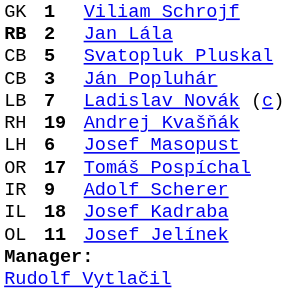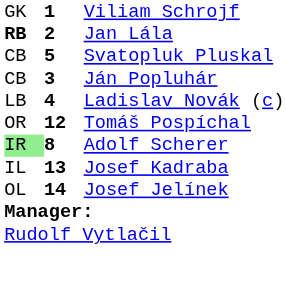(49, 101) 7 -> (49, 101) 4
- row: (162, 123)
- row: (162, 146)
(55, 168) 17 -> (55, 123) 12
(15, 190) no background -> (15, 146) lightgreen background
(49, 190) 9 -> (49, 146) 8
(55, 212) 18 -> (55, 168) 13
(55, 235) 11 -> (55, 190) 14
